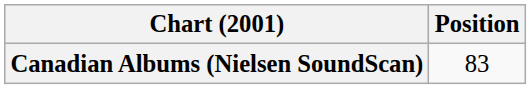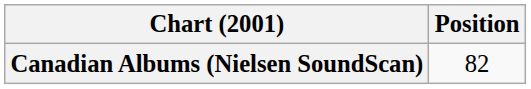(477, 63) 83 -> (477, 63) 82
